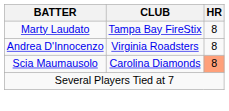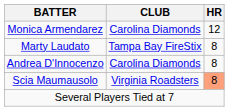+ row: (55, 30)
(155, 47) Virginia Roadsters -> (155, 64) Carolina Diamonds
(155, 64) Carolina Diamonds -> (155, 81) Virginia Roadsters
